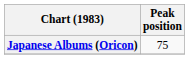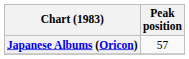(162, 44) 75 -> (162, 44) 57
